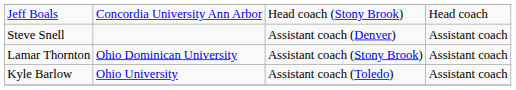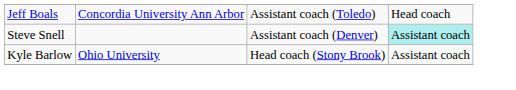(336, 14) Head coach (Stony Brook) -> (313, 14) Assistant coach (Toledo)
(468, 34) no background -> (430, 34) paleturquoise background
- row: (49, 54)
(331, 74) Assistant coach (Toledo) -> (318, 54) Head coach (Stony Brook)
